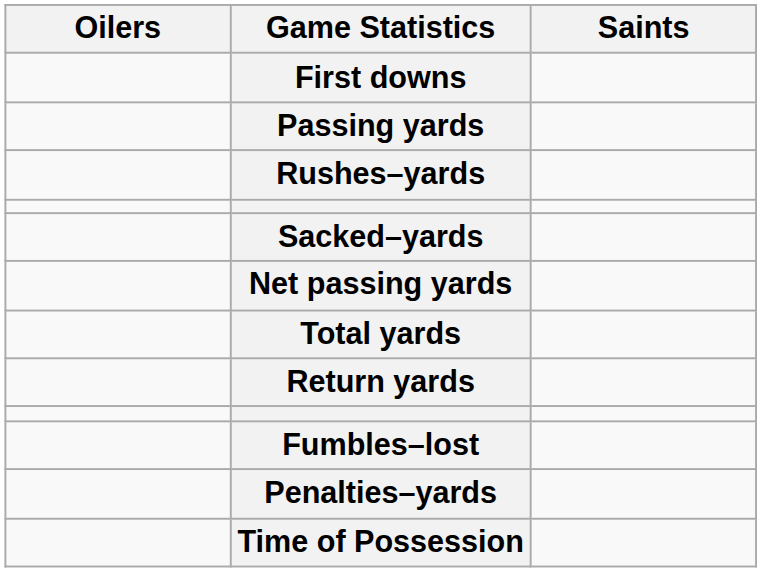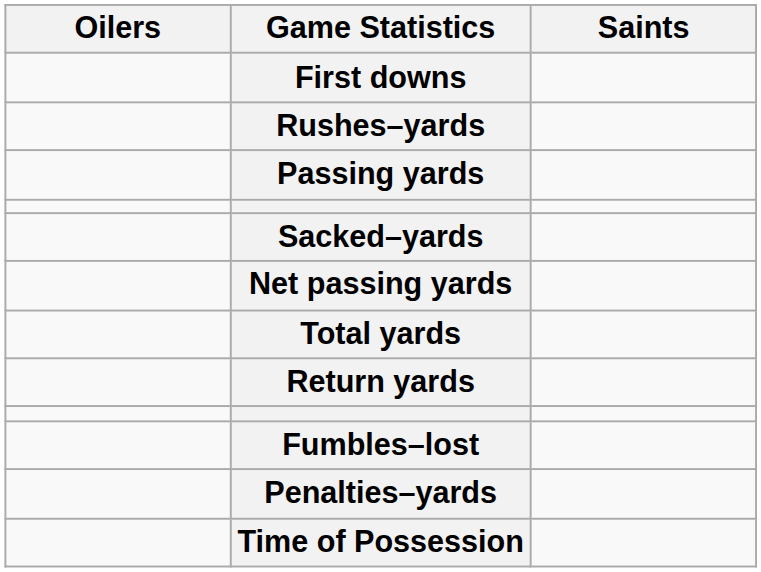rows swapped: (118, 175) <-> (118, 126)
